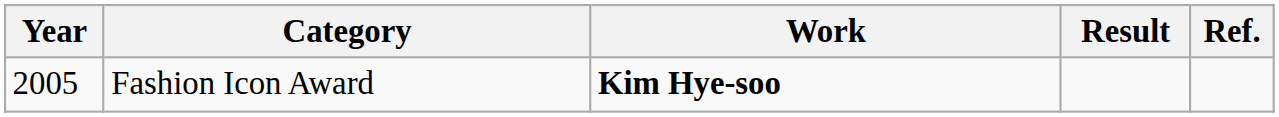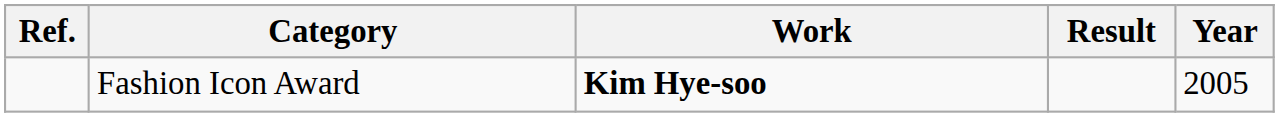columns swapped: (54, 30) <-> (1232, 30)
